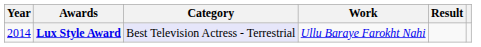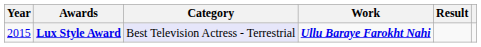(19, 32) 2014 -> (19, 32) 2015
(363, 32) normal -> (366, 32) bold
